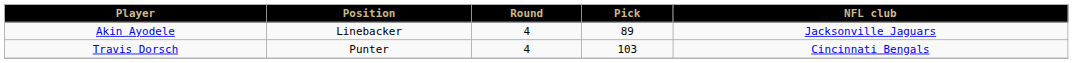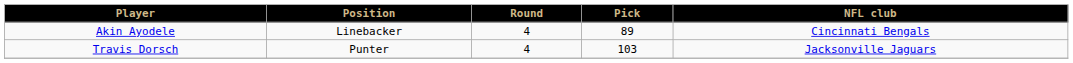(870, 31) Jacksonville Jaguars -> (870, 31) Cincinnati Bengals
(870, 49) Cincinnati Bengals -> (870, 49) Jacksonville Jaguars
